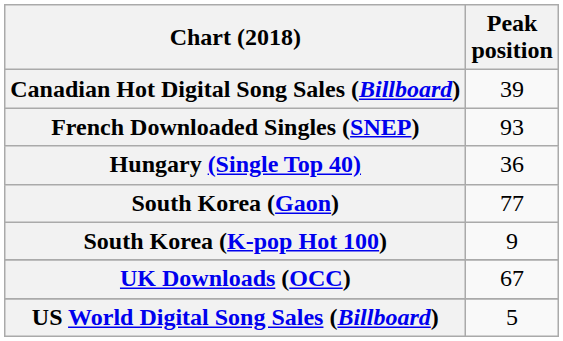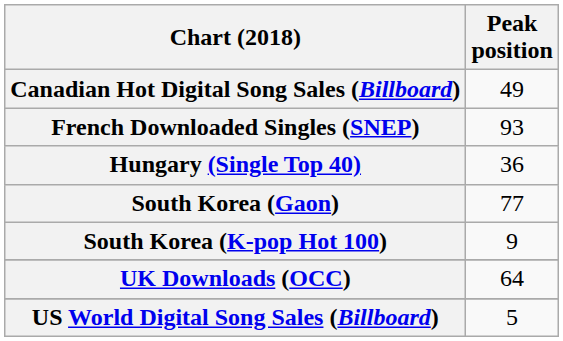(512, 88) 39 -> (512, 88) 49
(512, 278) 67 -> (512, 278) 64
